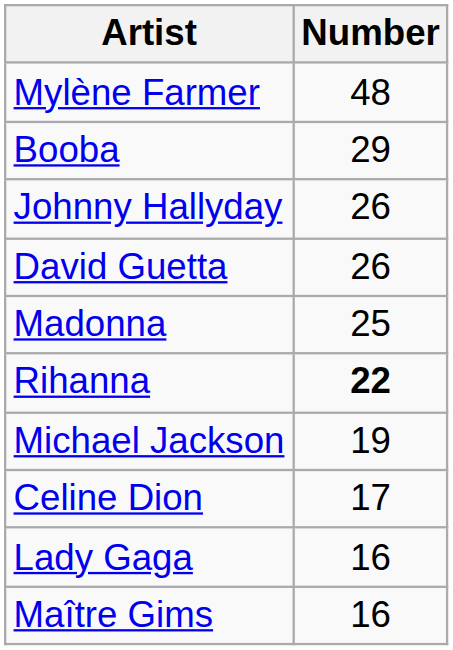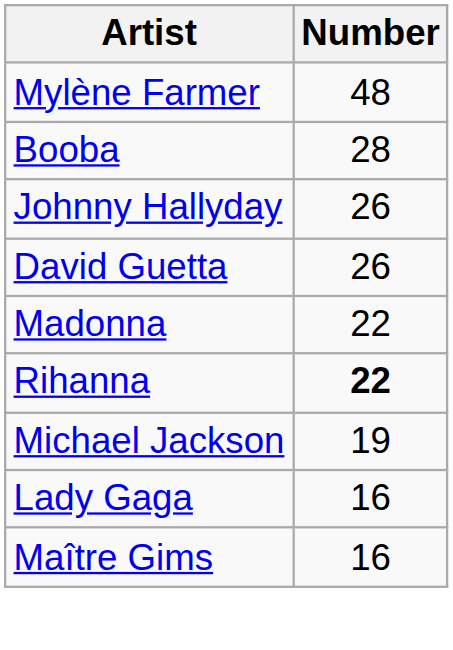(371, 149) 29 -> (371, 149) 28
(371, 324) 25 -> (371, 324) 22
- row: (108, 498)
